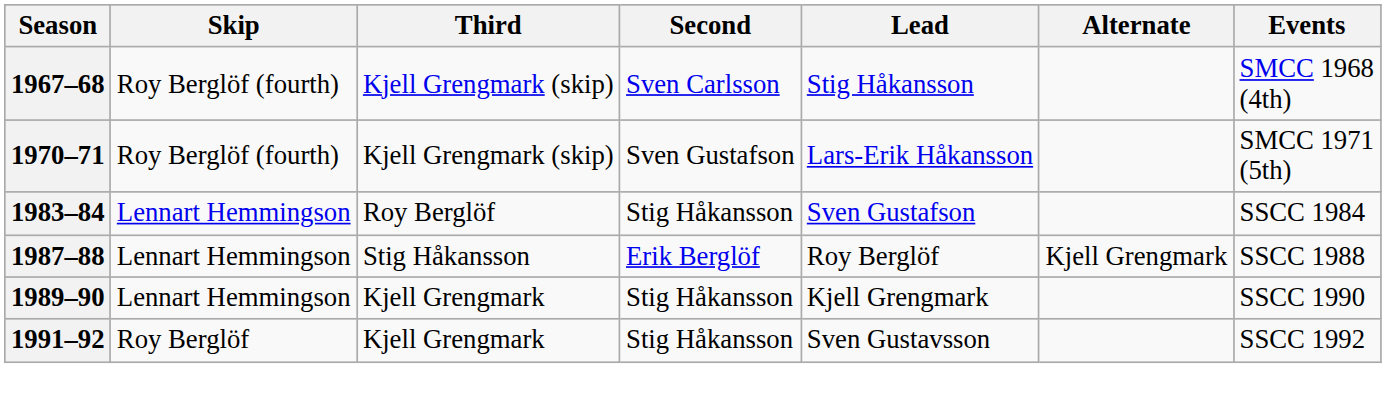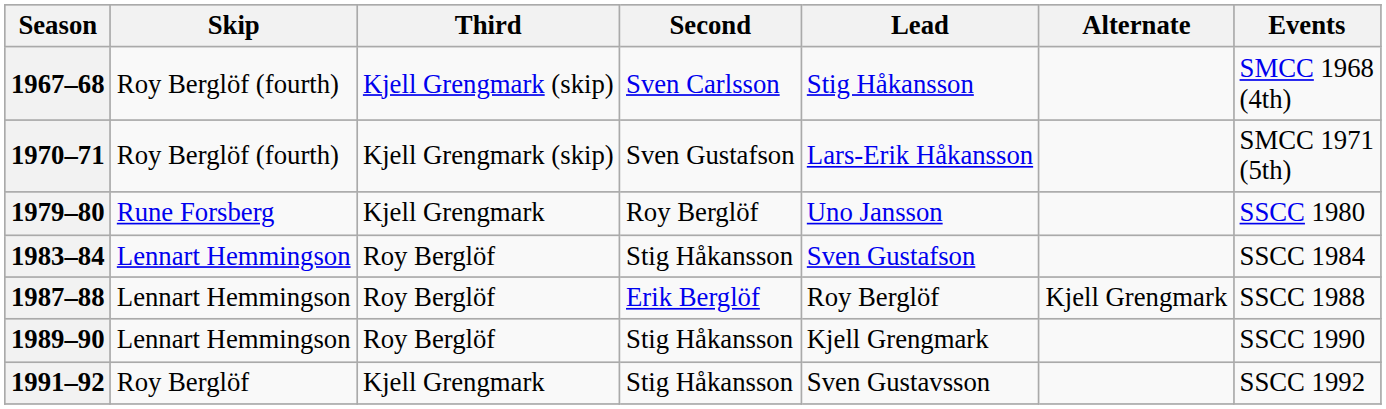+ row: (58, 212)
(446, 255) Stig Håkansson -> (429, 297) Roy Berglöf
(454, 297) Kjell Grengmark -> (429, 340) Roy Berglöf
